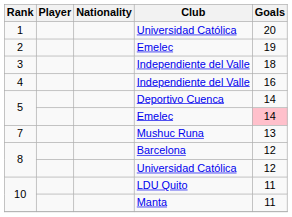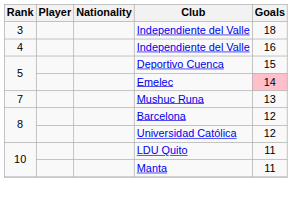- row: (20, 30)
- row: (20, 47)
(270, 99) 14 -> (270, 64) 15
